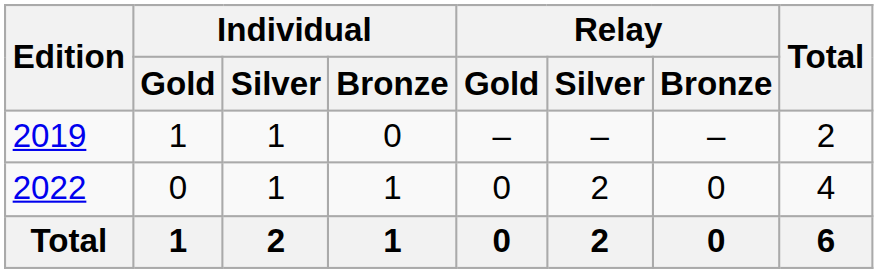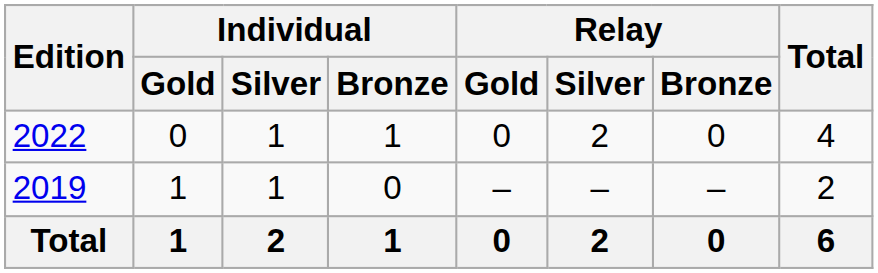rows swapped: (50, 135) <-> (50, 188)
